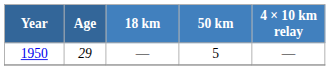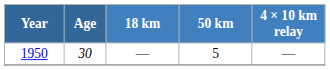(85, 54) 29 -> (85, 54) 30
